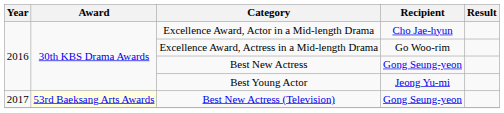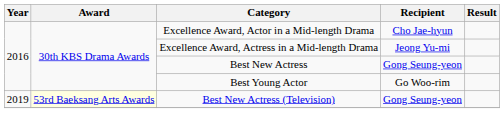(423, 47) Go Woo-rim -> (423, 47) Jeong Yu-mi
(423, 82) Jeong Yu-mi -> (423, 82) Go Woo-rim
(18, 99) 2017 -> (18, 99) 2019
